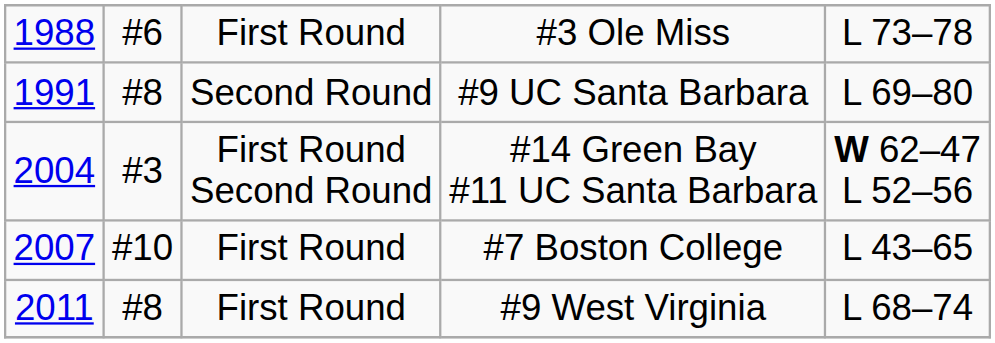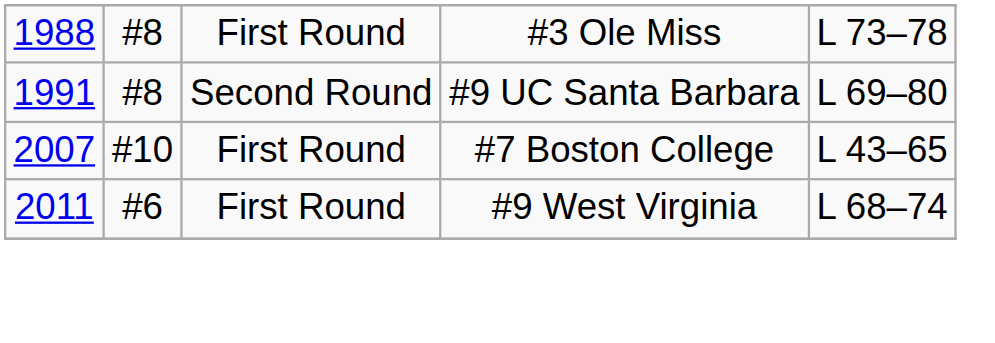(143, 33) #6 -> (143, 33) #8
- row: (633, 170)
(143, 307) #8 -> (143, 207) #6
